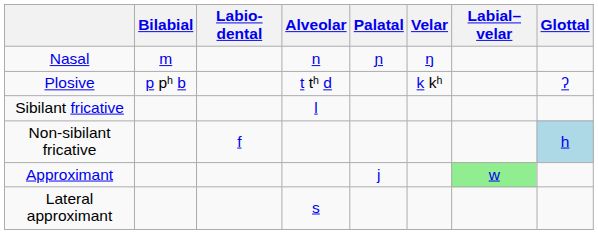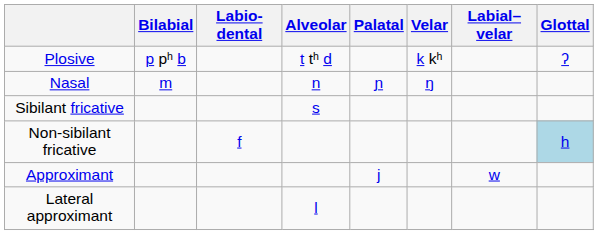rows swapped: (70, 83) <-> (70, 58)
(316, 108) l -> (316, 108) s
(494, 174) lightgreen background -> (494, 174) no background
(316, 208) s -> (316, 208) l
